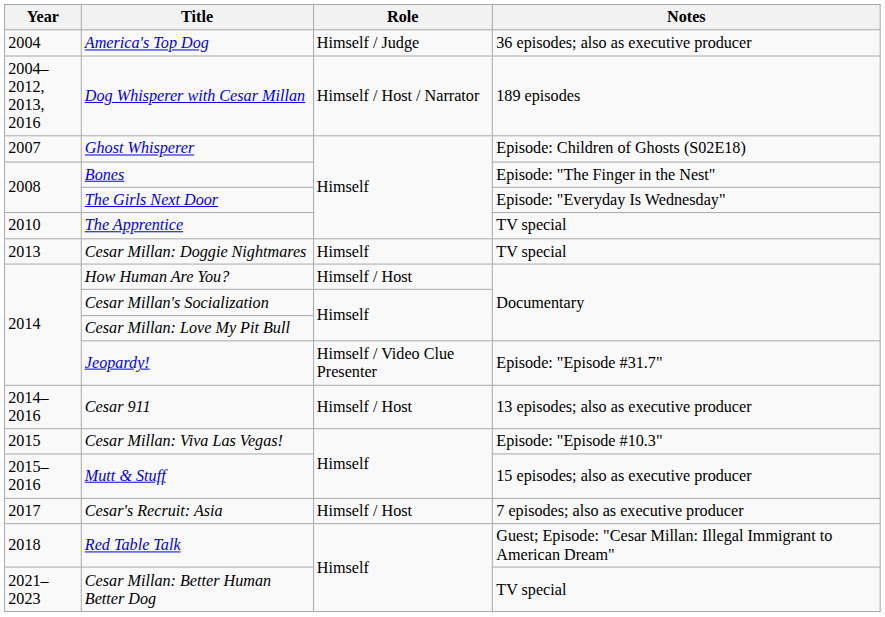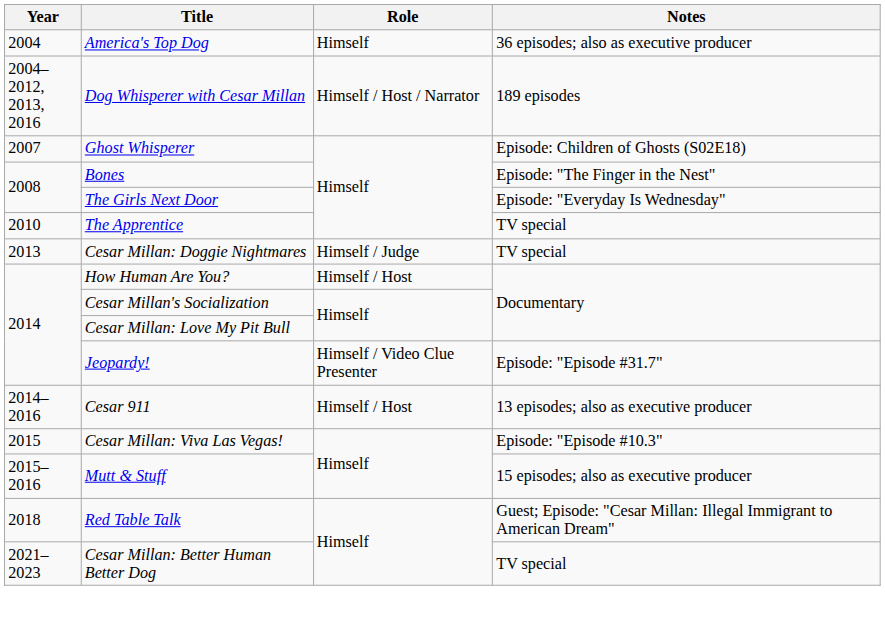(368, 42) Himself / Judge -> (343, 42) Himself
(343, 251) Himself -> (368, 251) Himself / Judge
- row: (154, 510)
